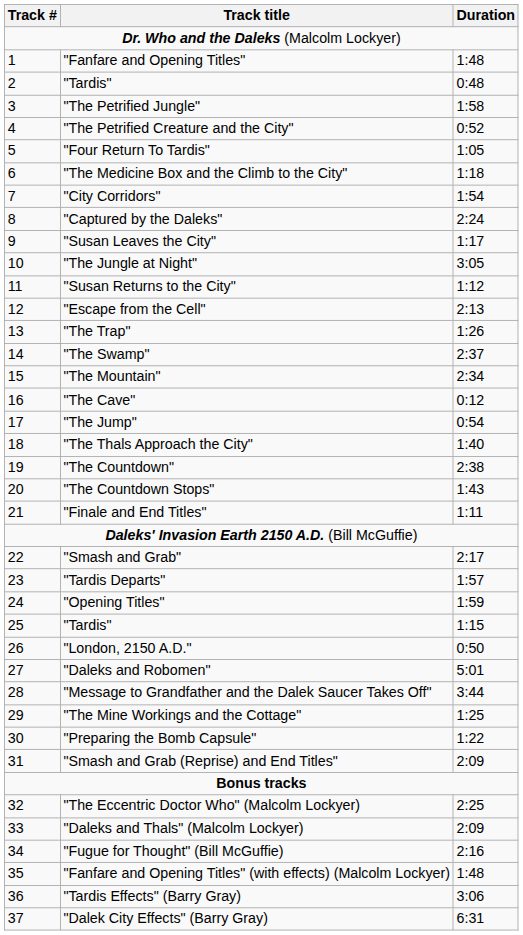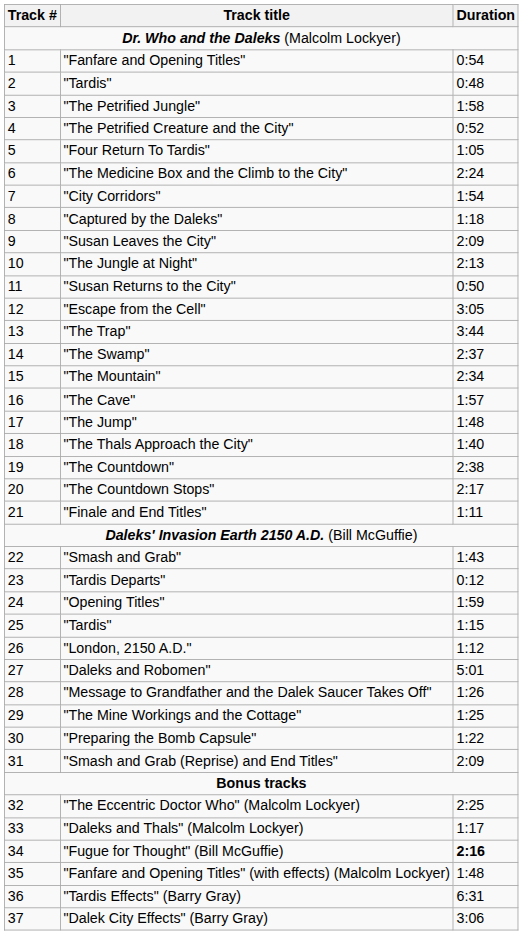(470, 60) 1:48 -> (470, 60) 0:54
(470, 173) 1:18 -> (470, 173) 2:24
(470, 219) 2:24 -> (470, 219) 1:18
(470, 241) 1:17 -> (470, 241) 2:09
(470, 264) 3:05 -> (470, 264) 2:13
(470, 286) 1:12 -> (470, 286) 0:50
(470, 309) 2:13 -> (470, 309) 3:05
(470, 331) 1:26 -> (470, 331) 3:44
(470, 399) 0:12 -> (470, 399) 1:57
(470, 422) 0:54 -> (470, 422) 1:48
(470, 490) 1:43 -> (470, 490) 2:17
(470, 557) 2:17 -> (470, 557) 1:43
(470, 580) 1:57 -> (470, 580) 0:12
(470, 648) 0:50 -> (470, 648) 1:12
(470, 693) 3:44 -> (470, 693) 1:26
(470, 828) 2:09 -> (470, 828) 1:17
(470, 851) normal -> (471, 851) bold
(470, 896) 3:06 -> (470, 896) 6:31
(470, 919) 6:31 -> (470, 919) 3:06
